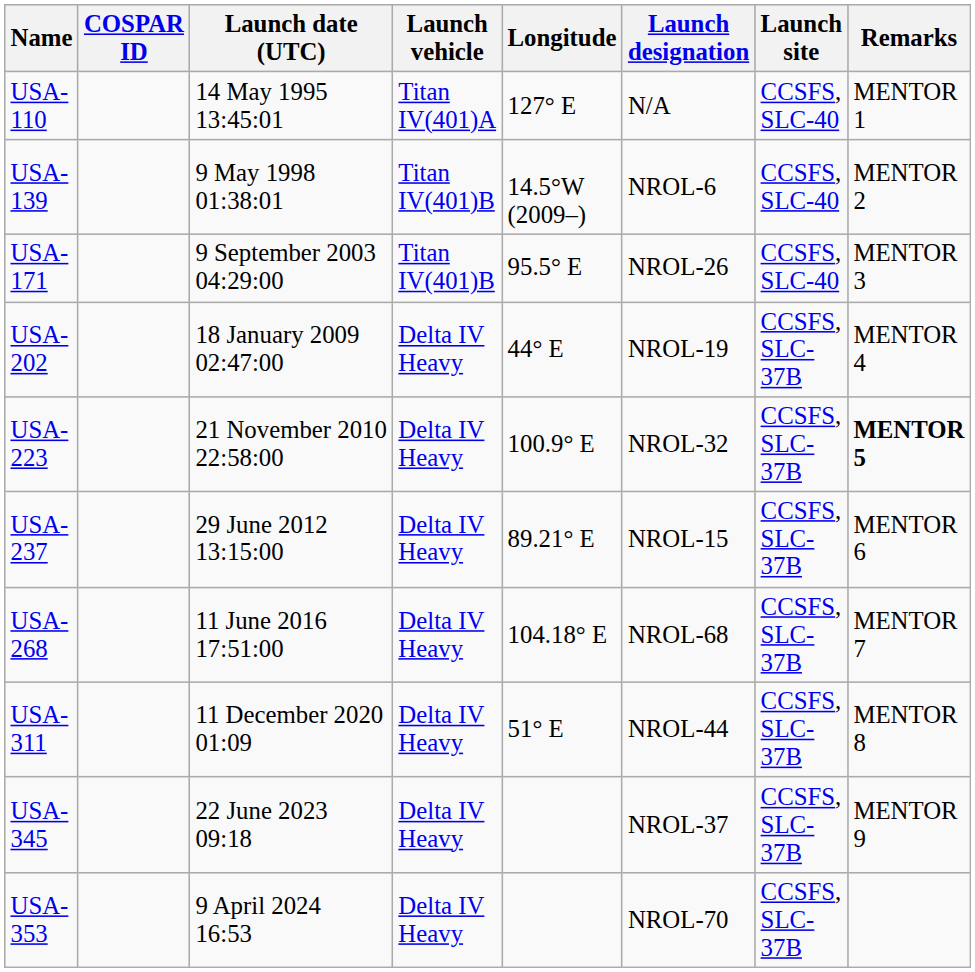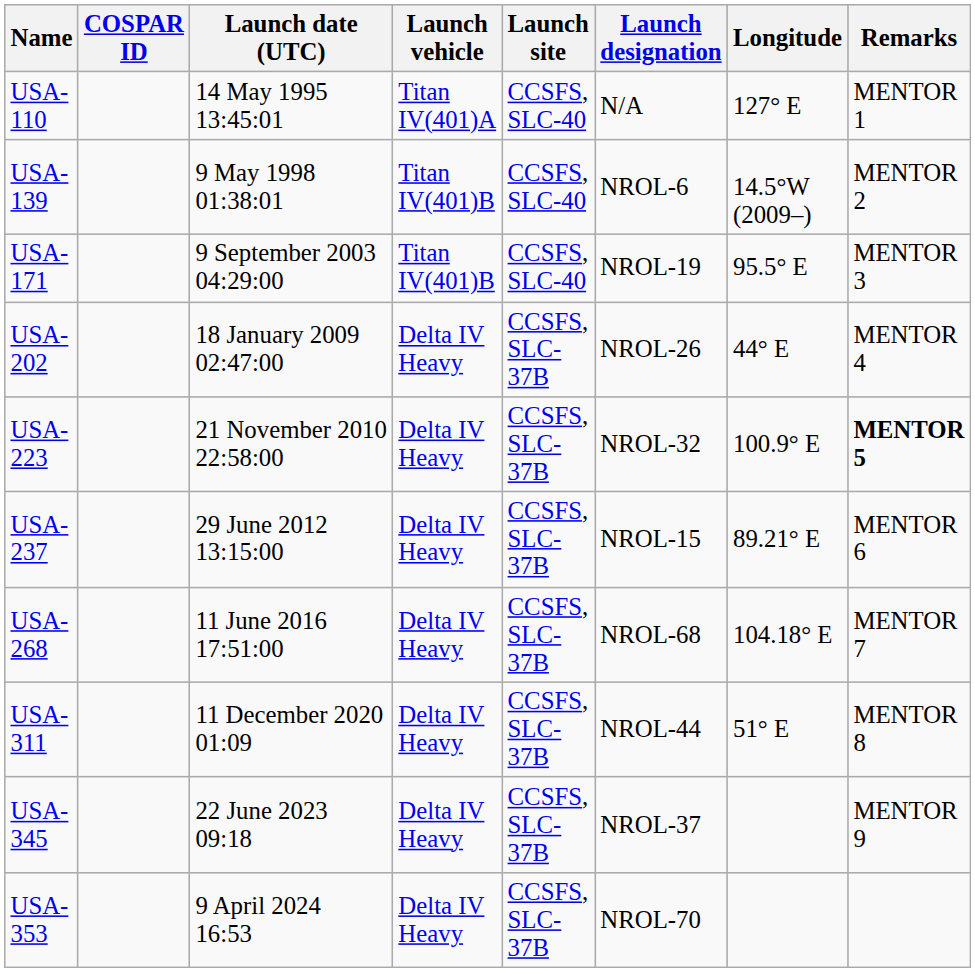columns swapped: (801, 38) <-> (562, 38)
(678, 267) NROL-26 -> (651, 267) NROL-19
(678, 348) NROL-19 -> (651, 348) NROL-26
